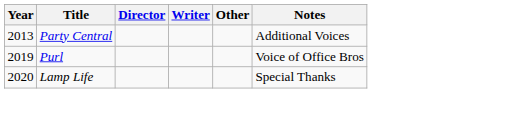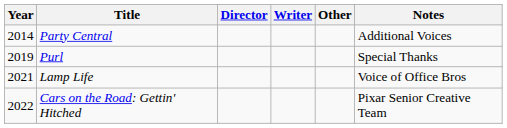(21, 35) 2013 -> (21, 35) 2014
(310, 56) Voice of Office Bros -> (398, 56) Special Thanks
(21, 77) 2020 -> (21, 77) 2021
(296, 77) Special Thanks -> (412, 77) Voice of Office Bros
+ row: (107, 105)
